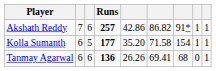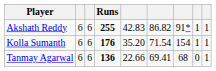(80, 27) 7 -> (80, 27) 6
(107, 27) 257 -> (107, 27) 255
(134, 27) 42.86 -> (134, 27) 42.83
(90, 43) 5 -> (90, 43) 6
(107, 43) 177 -> (107, 43) 176
(160, 43) 71.58 -> (160, 43) 71.54
(134, 58) 26.26 -> (134, 58) 22.66
